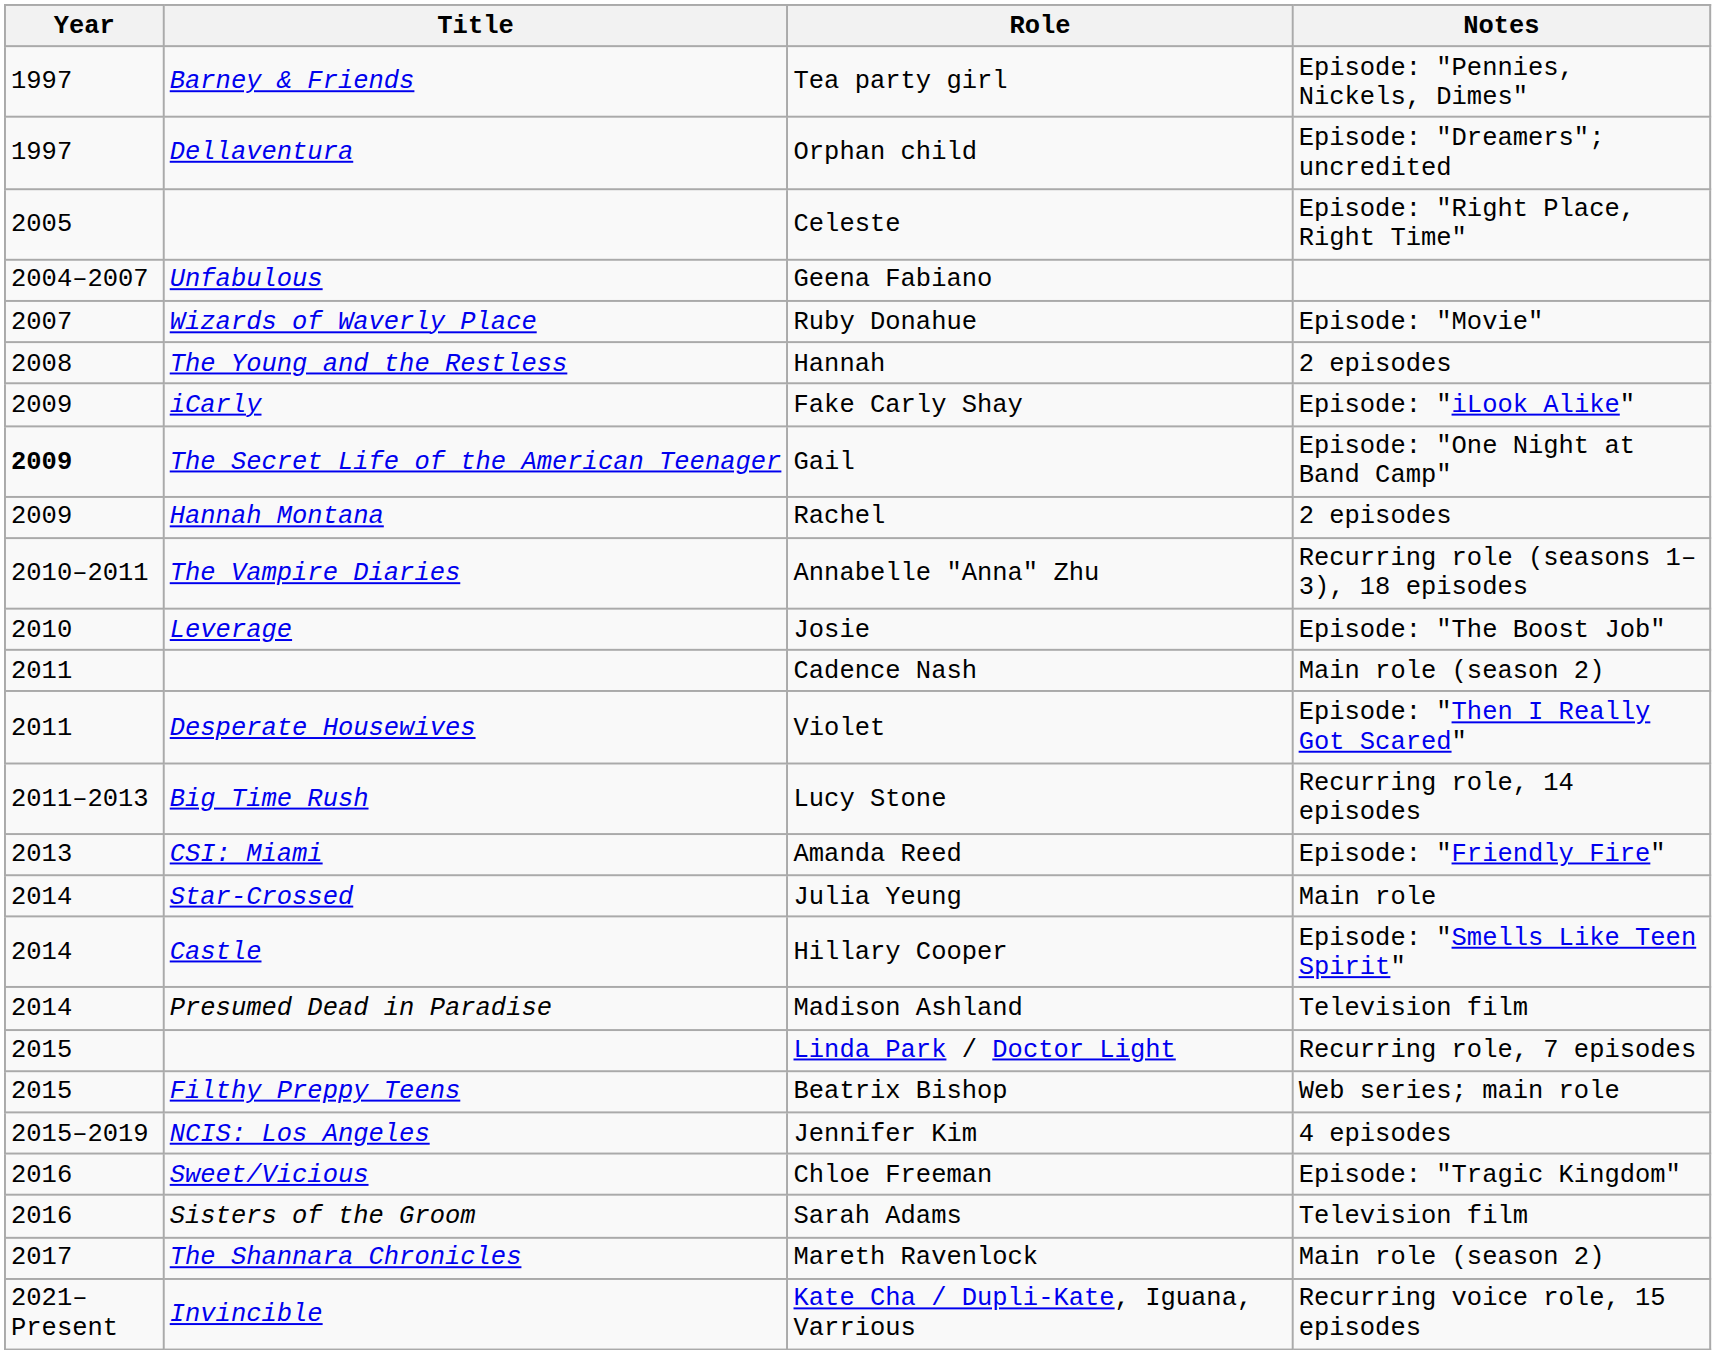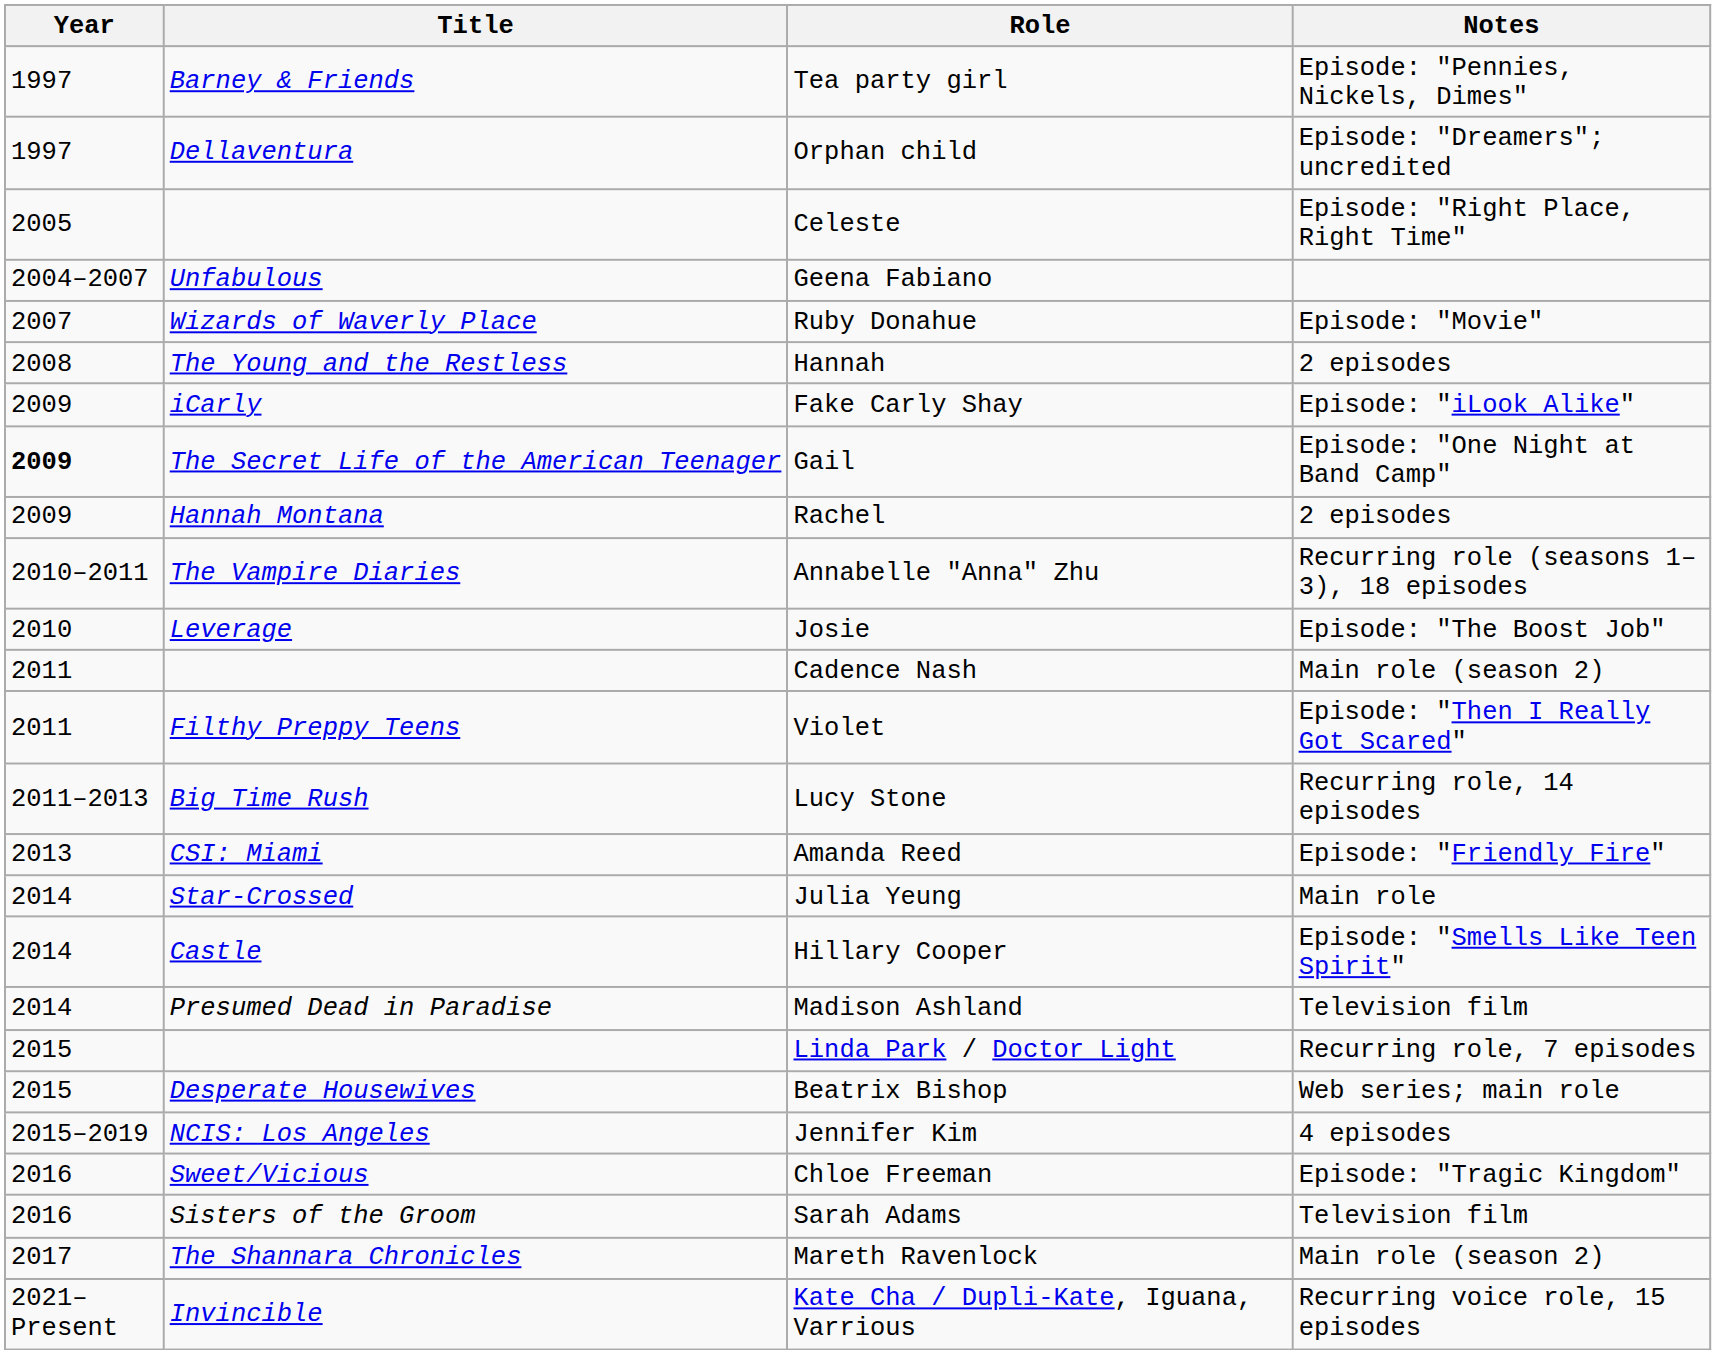(323, 727) Desperate Housewives -> (315, 727) Filthy Preppy Teens
(315, 1091) Filthy Preppy Teens -> (323, 1091) Desperate Housewives
